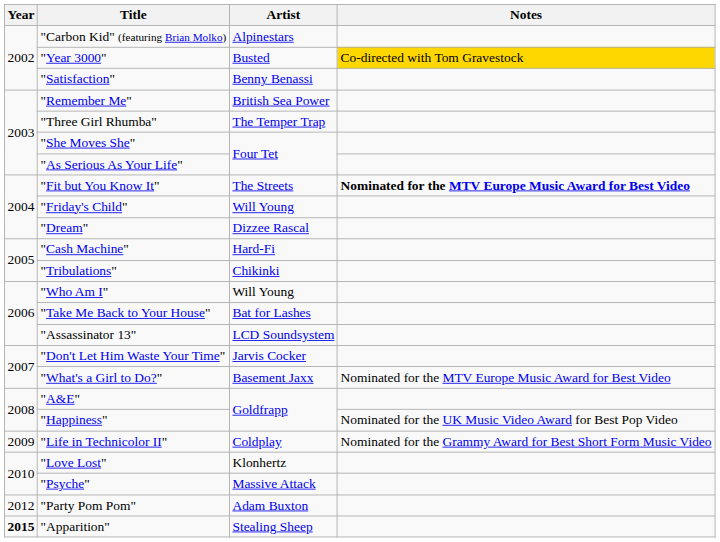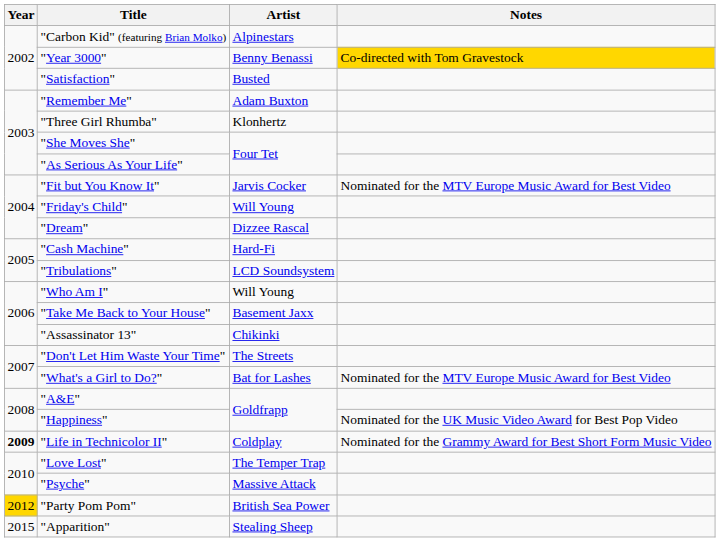(251, 57) Busted -> (273, 57) Benny Benassi
(273, 79) Benny Benassi -> (251, 79) Busted
(281, 100) British Sea Power -> (270, 100) Adam Buxton
(279, 121) The Temper Trap -> (259, 121) Klonhertz
(263, 185) The Streets -> (269, 185) Jarvis Cocker
(515, 185) bold -> (506, 185) normal
(256, 270) Chikinki -> (283, 270) LCD Soundsystem
(272, 313) Bat for Lashes -> (273, 313) Basement Jaxx
(283, 334) LCD Soundsystem -> (256, 334) Chikinki
(269, 356) Jarvis Cocker -> (263, 356) The Streets
(273, 377) Basement Jaxx -> (272, 377) Bat for Lashes
(21, 441) normal -> (21, 441) bold
(259, 462) Klonhertz -> (279, 462) The Temper Trap
(21, 505) no background -> (21, 505) gold background
(270, 505) Adam Buxton -> (281, 505) British Sea Power
(21, 526) bold -> (21, 526) normal
